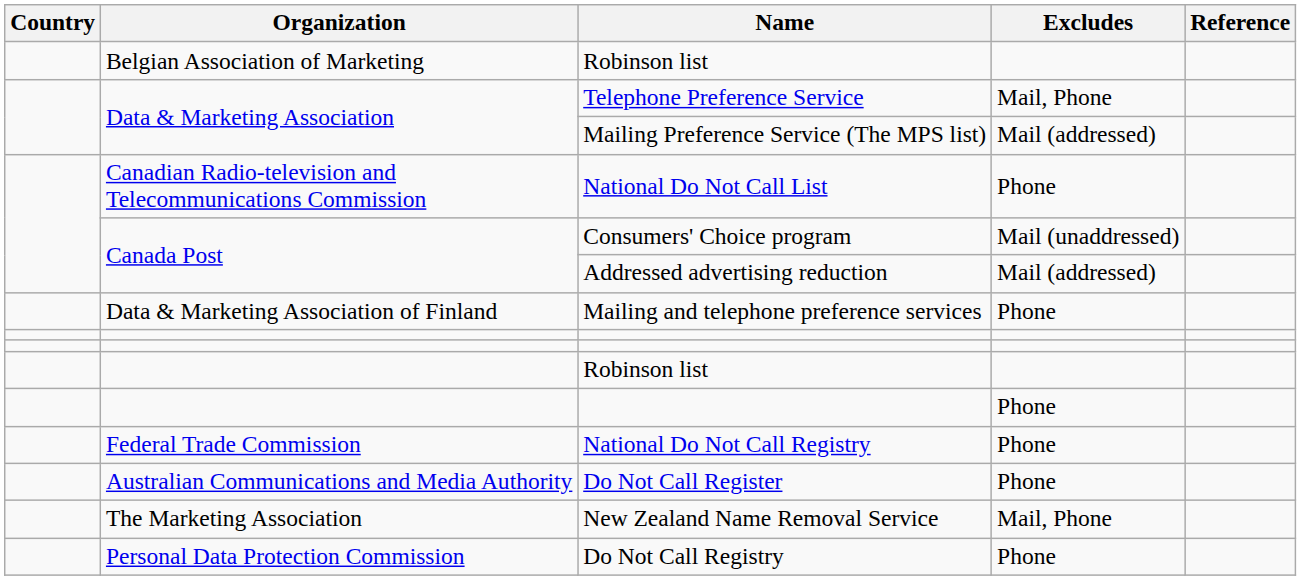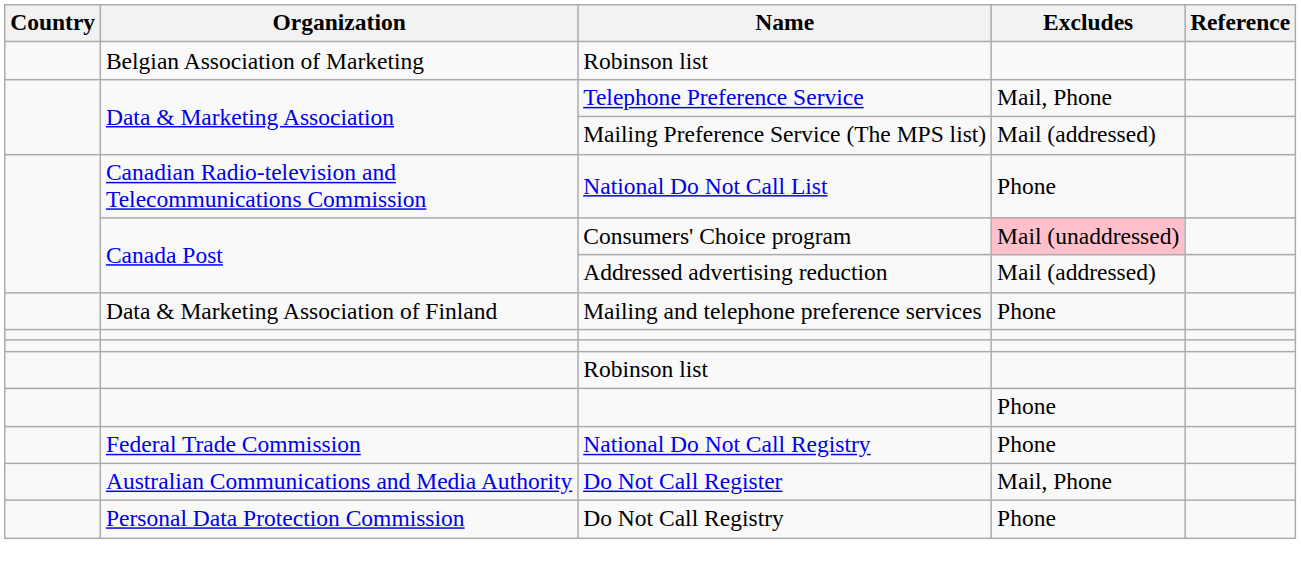(1088, 236) no background -> (1088, 236) pink background
(1026, 481) Phone -> (1055, 481) Mail, Phone
- row: (234, 518)
